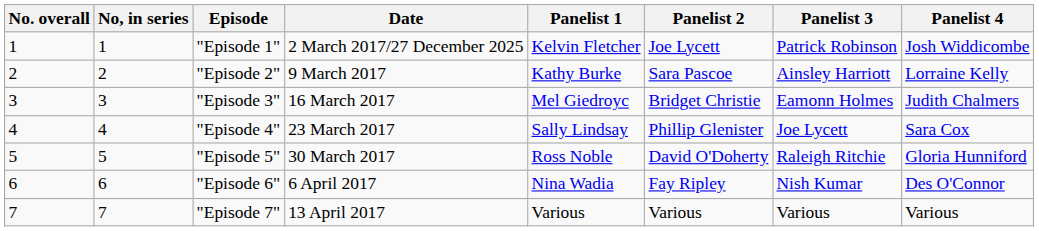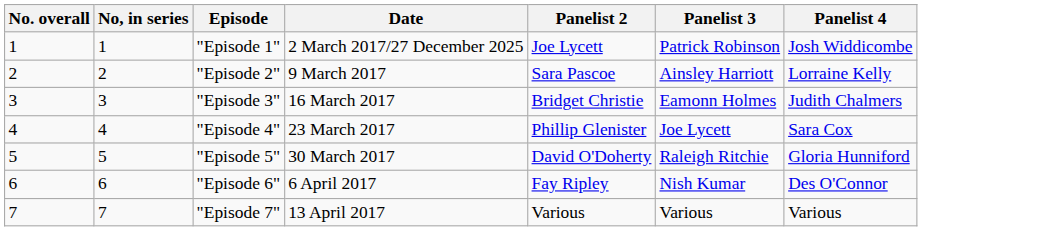- column: (586, 18)
